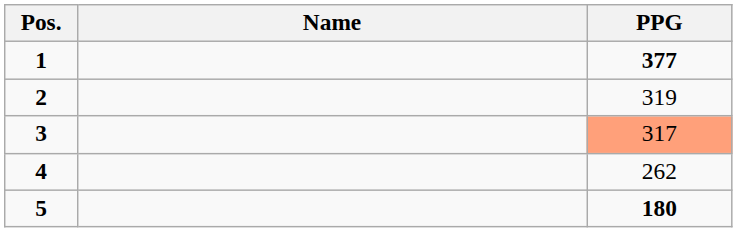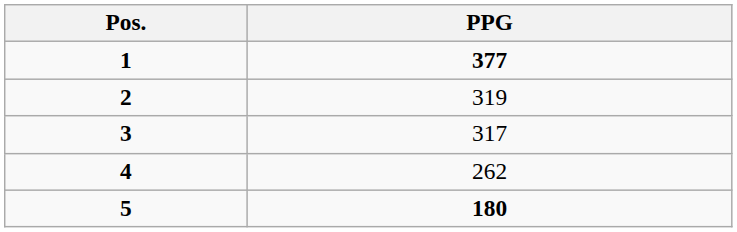- column: (332, 23)
(659, 134) lightsalmon background -> (490, 134) no background
